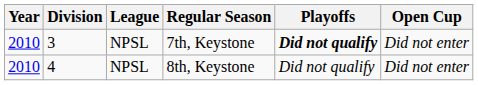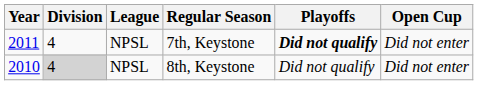(24, 42) 2010 -> (24, 42) 2011
(51, 42) 3 -> (51, 42) 4
(51, 67) no background -> (51, 67) lightgrey background
